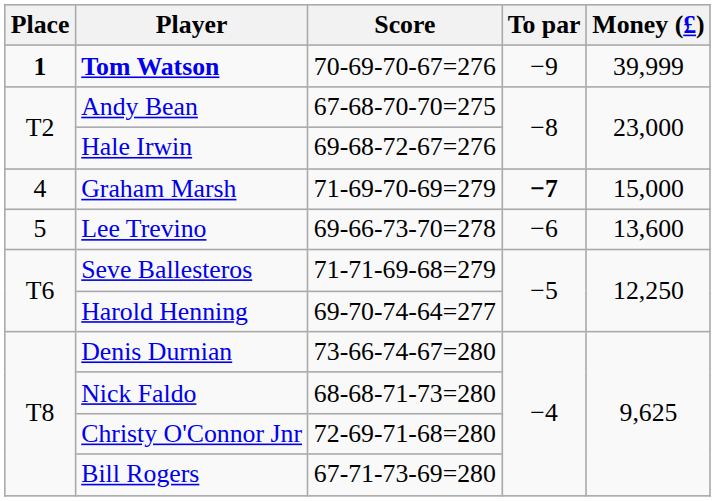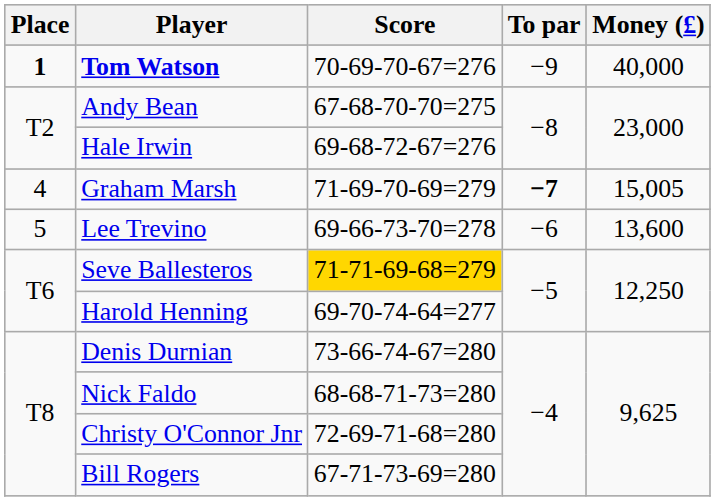(649, 65) 39,999 -> (649, 65) 40,000
(649, 188) 15,000 -> (649, 188) 15,005
(405, 270) no background -> (405, 270) gold background
